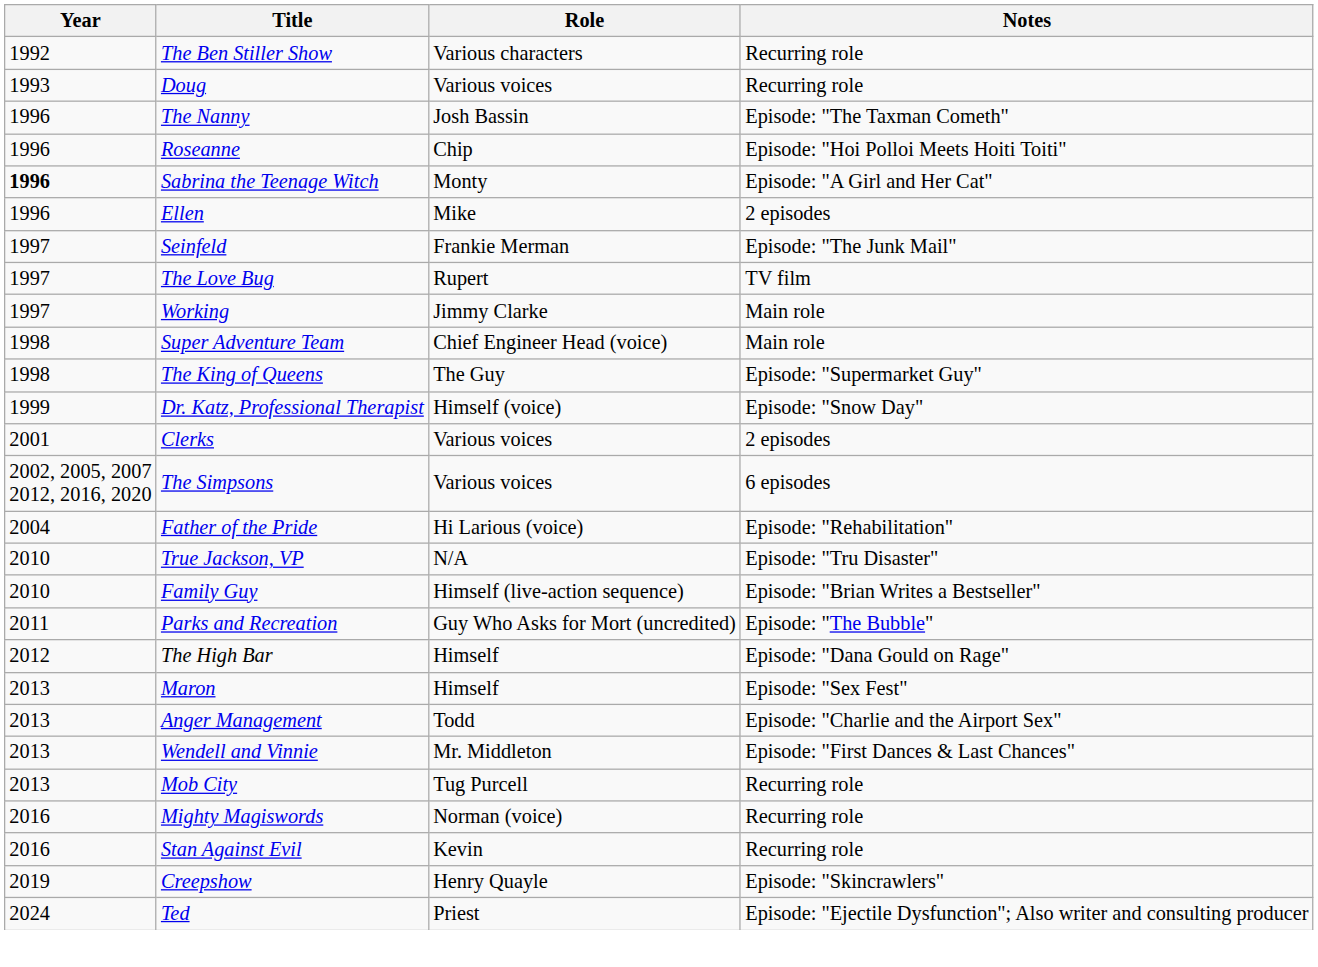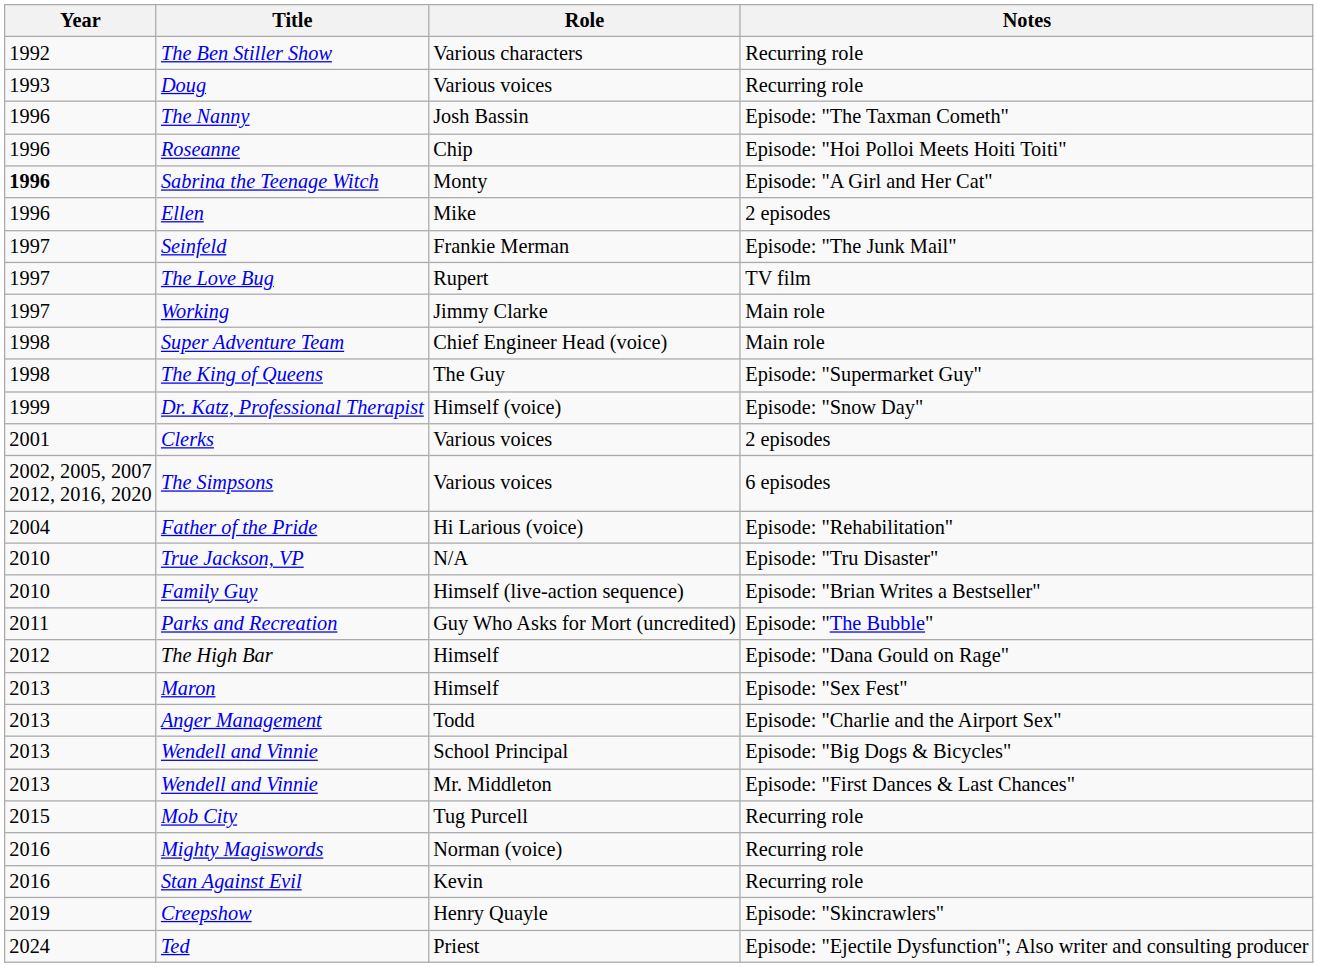+ row: (239, 752)
(30, 784) 2013 -> (30, 816) 2015
